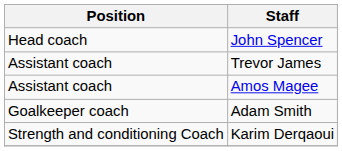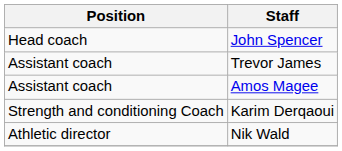- row: (271, 110)
+ row: (260, 134)
